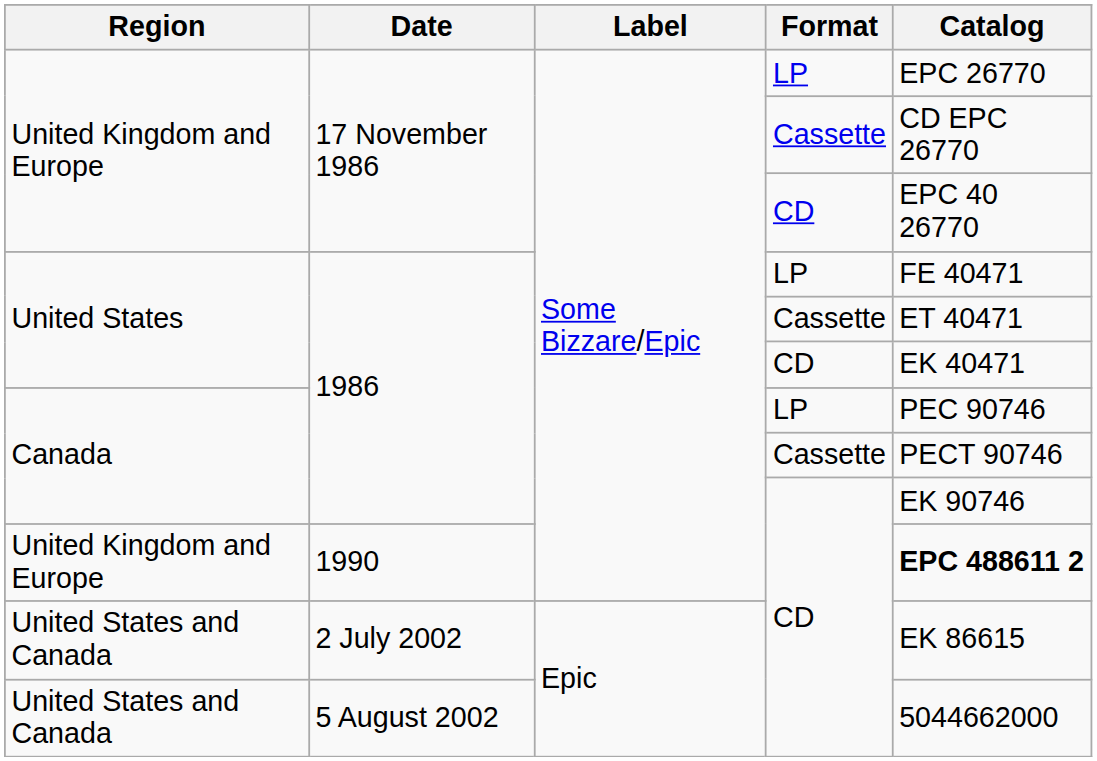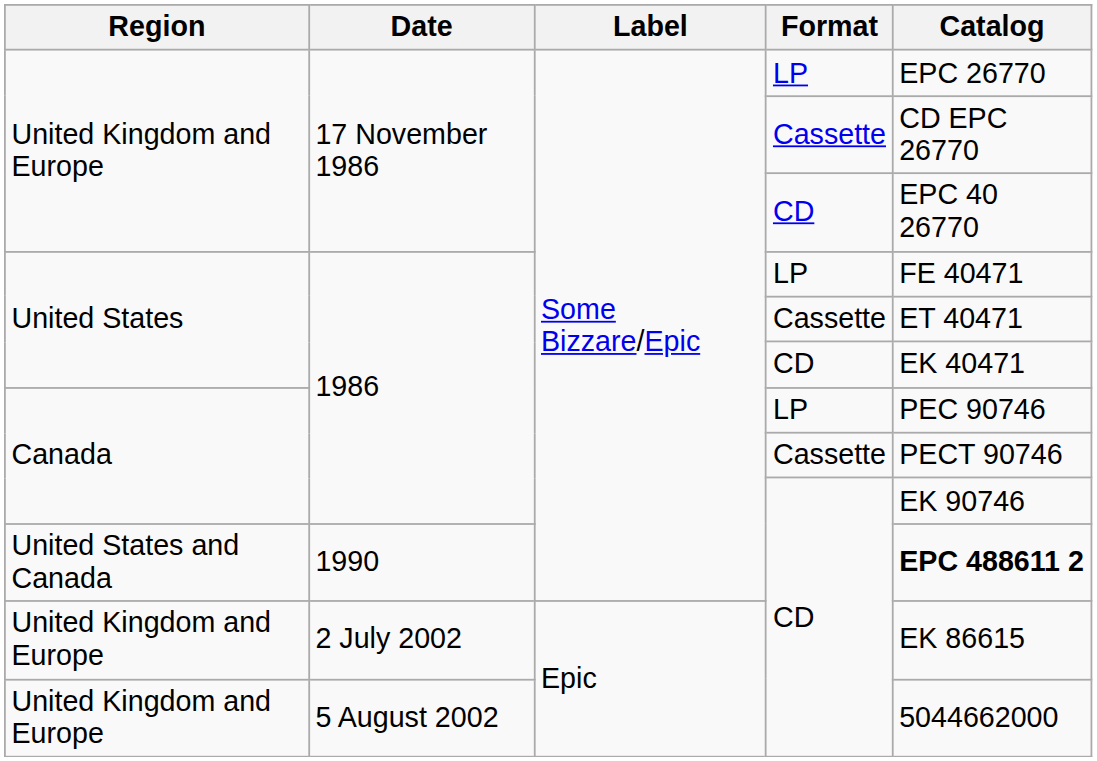(141, 561) United Kingdom and Europe -> (125, 561) United States and Canada
(125, 639) United States and Canada -> (141, 639) United Kingdom and Europe
(125, 717) United States and Canada -> (141, 717) United Kingdom and Europe
